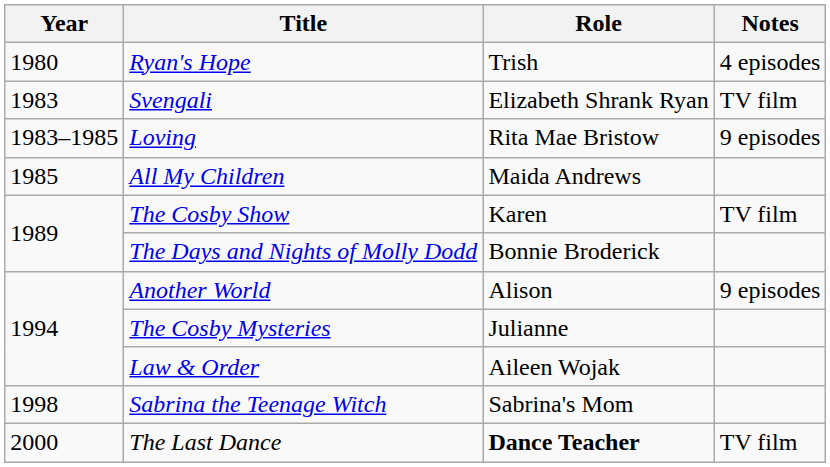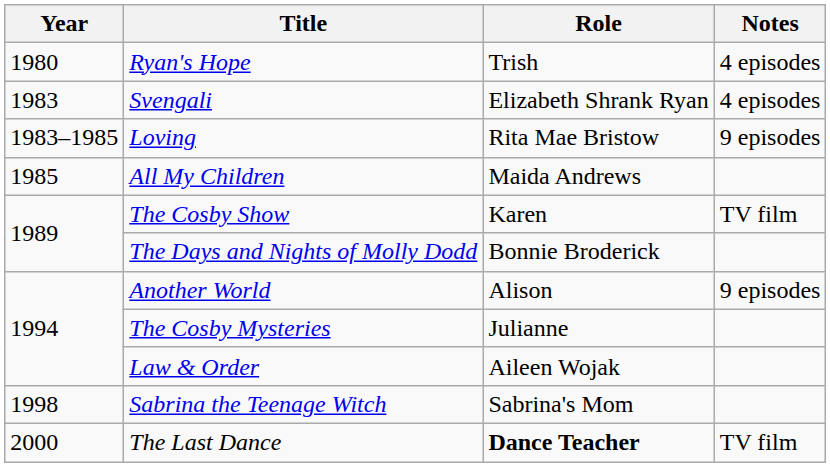(759, 99) TV film -> (770, 99) 4 episodes
